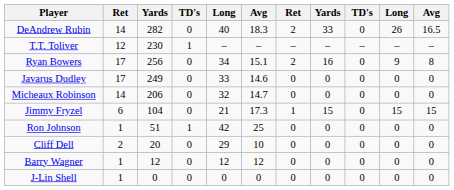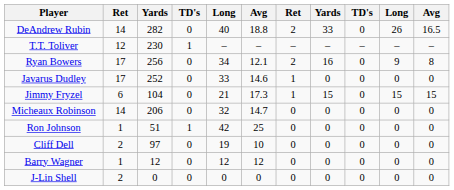(259, 29) 18.3 -> (259, 29) 18.8
(259, 62) 15.1 -> (259, 62) 12.1
(155, 78) 249 -> (155, 78) 252
(293, 78) 0 -> (293, 78) 1
rows swapped: (54, 95) <-> (54, 111)
(155, 144) 20 -> (155, 144) 97
(224, 144) 29 -> (224, 144) 19
(120, 177) 1 -> (120, 177) 2
